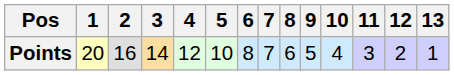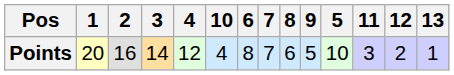columns swapped: (222, 20) <-> (337, 20)
